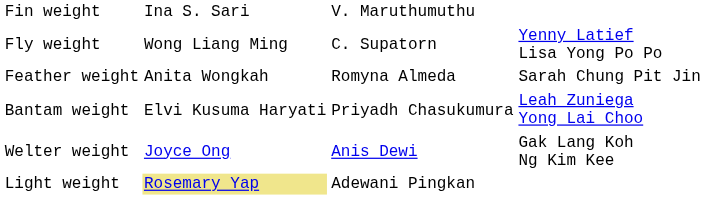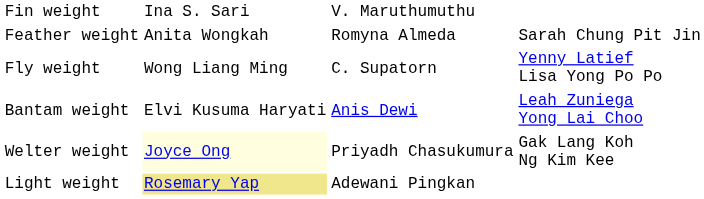rows swapped: (53, 45) <-> (72, 77)
(422, 110) Priyadh Chasukumura -> (374, 110) Anis Dewi
(187, 152) no background -> (187, 152) lightyellow background
(374, 152) Anis Dewi -> (422, 152) Priyadh Chasukumura
